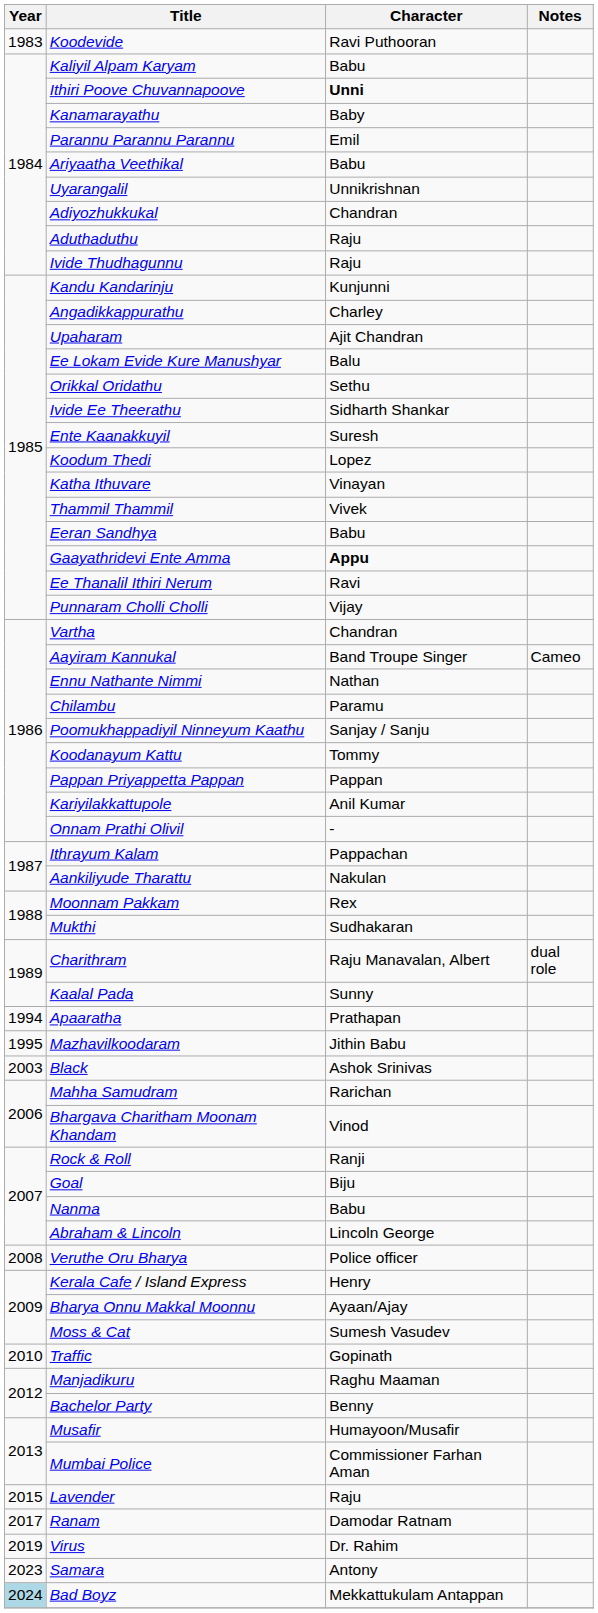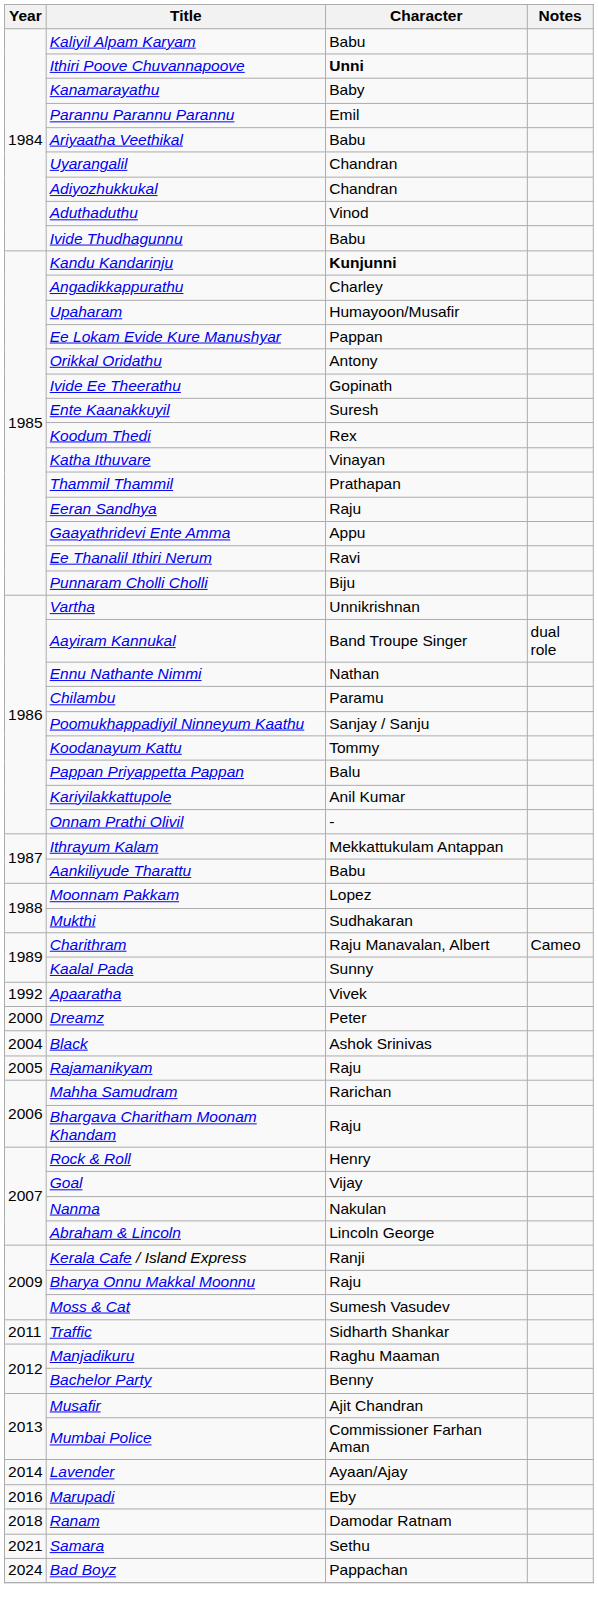- row: (86, 41)
(375, 189) Unnikrishnan -> (363, 164) Chandran
(345, 238) Raju -> (349, 213) Vinod
(345, 262) Raju -> (347, 238) Babu
(359, 287) normal -> (363, 262) bold
(376, 336) Ajit Chandran -> (394, 312) Humayoon/Musafir
(345, 361) Balu -> (356, 336) Pappan
(349, 386) Sethu -> (353, 361) Antony
(389, 410) Sidharth Shankar -> (361, 386) Gopinath
(350, 459) Lopez -> (343, 435) Rex
(348, 509) Vivek -> (365, 484) Prathapan
(347, 533) Babu -> (345, 509) Raju
(349, 558) bold -> (347, 533) normal
(346, 607) Vijay -> (342, 582) Biju
(363, 632) Chandran -> (375, 607) Unnikrishnan
(556, 656) Cameo -> (545, 640) dual role
(356, 779) Pappan -> (345, 772) Balu
(368, 853) Pappachan -> (416, 846) Mekkattukulam Antappan
(358, 878) Nakulan -> (347, 871) Babu
(343, 902) Rex -> (350, 895) Lopez
(545, 960) dual role -> (556, 944) Cameo
(25, 1018) 1994 -> (25, 994) 1992
(365, 1018) Prathapan -> (348, 994) Vivek
- row: (115, 1043)
+ row: (77, 1018)
(25, 1068) 2003 -> (25, 1043) 2004
+ row: (101, 1068)
(349, 1126) Vinod -> (345, 1126) Raju
(347, 1159) Ranji -> (350, 1159) Henry
(342, 1183) Biju -> (346, 1183) Vijay
(347, 1208) Babu -> (358, 1208) Nakulan
- row: (118, 1257)
(350, 1282) Henry -> (347, 1257) Ranji
(368, 1307) Ayaan/Ajay -> (345, 1282) Raju
(25, 1356) 2010 -> (25, 1331) 2011
(361, 1356) Gopinath -> (389, 1331) Sidharth Shankar
(394, 1430) Humayoon/Musafir -> (376, 1405) Ajit Chandran
(25, 1496) 2015 -> (25, 1472) 2014
(345, 1496) Raju -> (368, 1472) Ayaan/Ajay
+ row: (82, 1496)
(25, 1521) 2017 -> (25, 1521) 2018
- row: (67, 1546)
(25, 1570) 2023 -> (25, 1546) 2021
(353, 1570) Antony -> (349, 1546) Sethu
(25, 1595) lightblue background -> (25, 1570) no background
(416, 1595) Mekkattukulam Antappan -> (368, 1570) Pappachan
